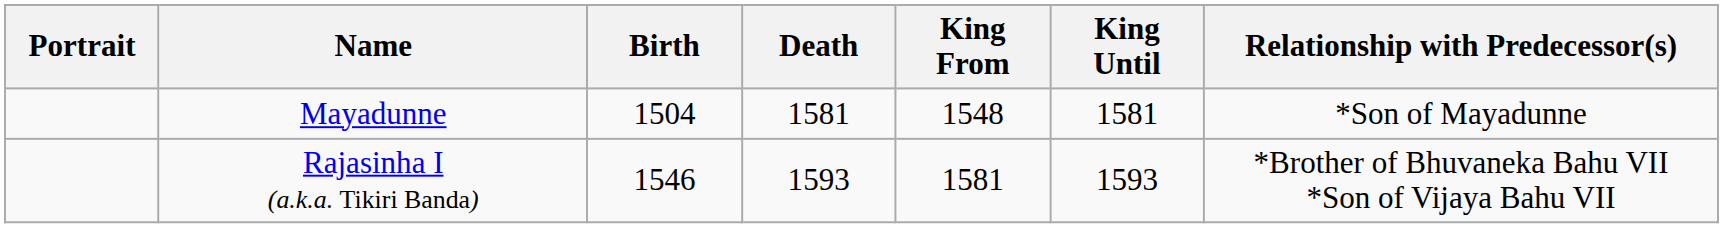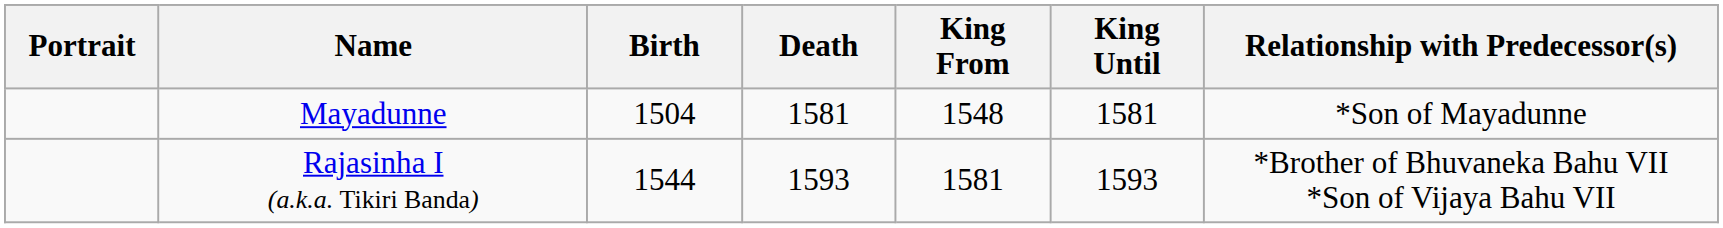(664, 179) 1546 -> (664, 179) 1544
